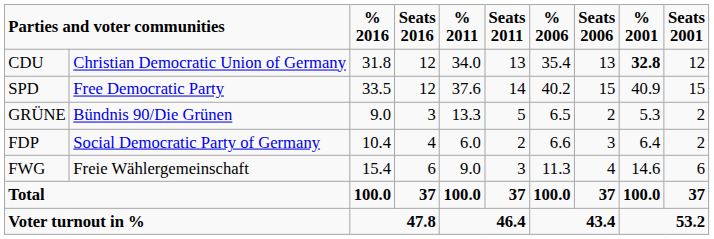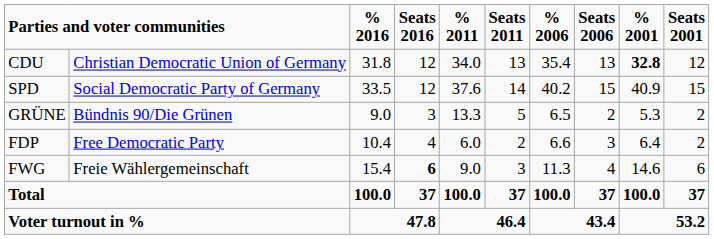(149, 89) Free Democratic Party -> (197, 89) Social Democratic Party of Germany
(197, 141) Social Democratic Party of Germany -> (149, 141) Free Democratic Party
(432, 168) normal -> (432, 168) bold
